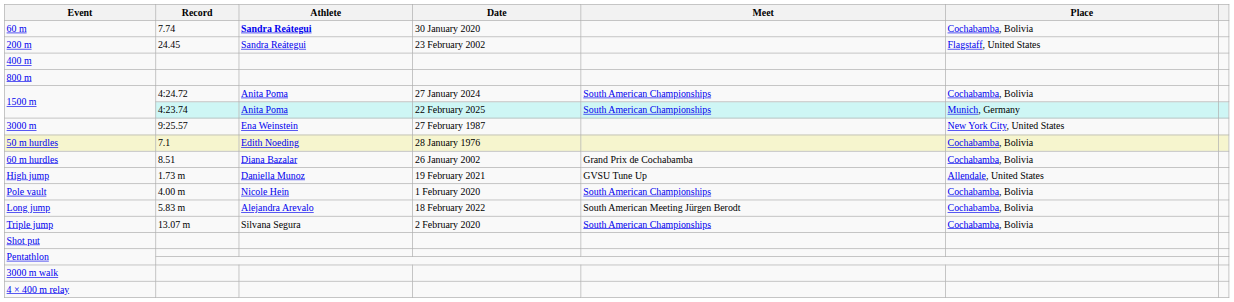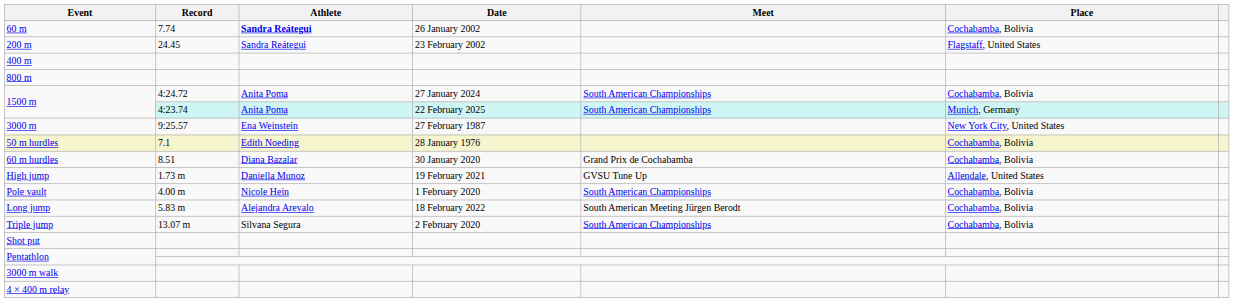(448, 29) 30 January 2020 -> (448, 29) 26 January 2002
(448, 159) 26 January 2002 -> (448, 159) 30 January 2020
